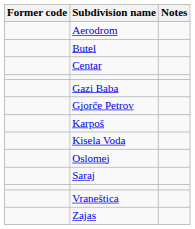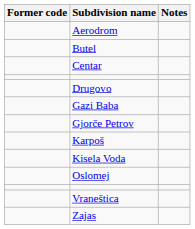+ row: (37, 88)
- row: (37, 176)
